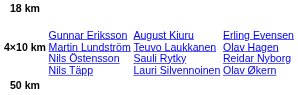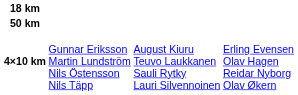rows swapped: (25, 85) <-> (25, 47)
